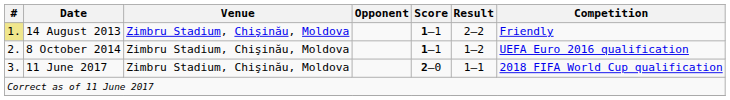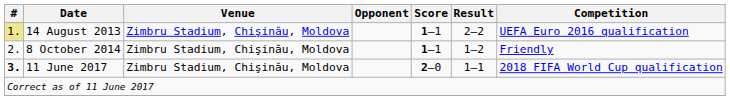(527, 32) Friendly -> (594, 32) UEFA Euro 2016 qualification
(594, 50) UEFA Euro 2016 qualification -> (527, 50) Friendly
(14, 68) normal -> (14, 68) bold
